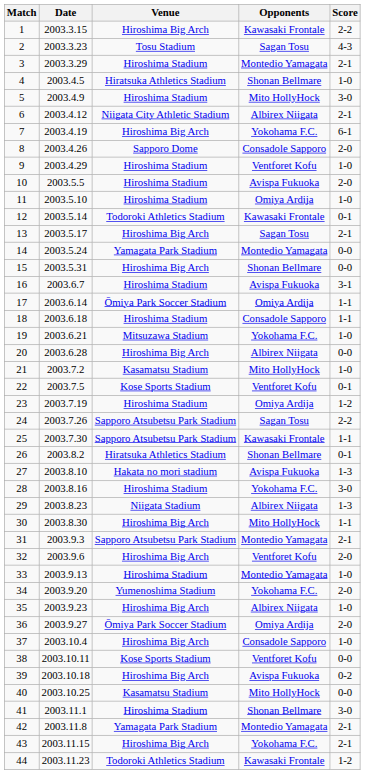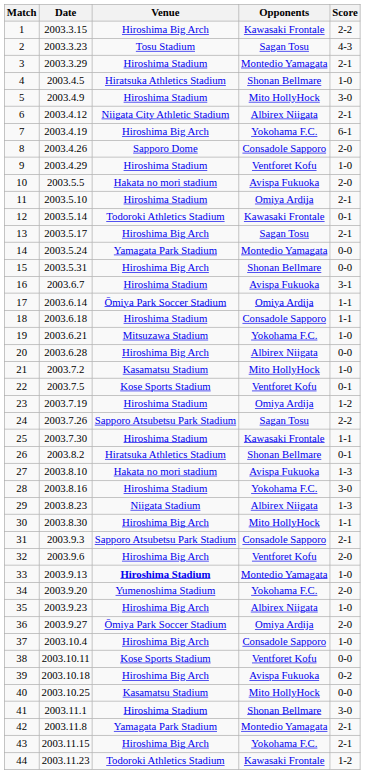(165, 183) Hiroshima Stadium -> (165, 183) Hakata no mori stadium
(345, 200) 1-0 -> (345, 200) 2-1
(165, 438) Sapporo Atsubetsu Park Stadium -> (165, 438) Hiroshima Stadium
(284, 540) Montedio Yamagata -> (284, 540) Consadole Sapporo
(165, 574) normal -> (165, 574) bold
